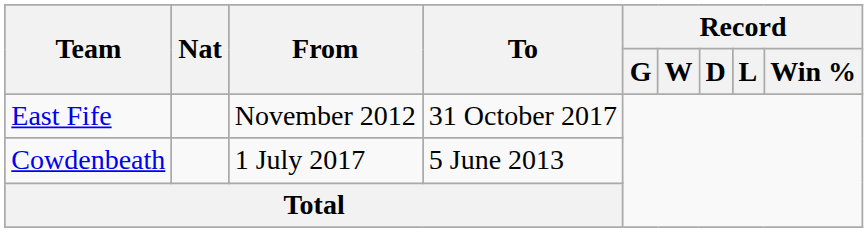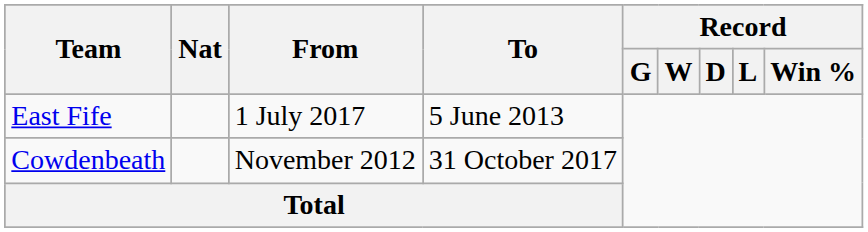(325, 115) November 2012 -> (300, 115) 1 July 2017
(523, 115) 31 October 2017 -> (496, 115) 5 June 2013
(300, 159) 1 July 2017 -> (325, 159) November 2012
(496, 159) 5 June 2013 -> (523, 159) 31 October 2017
